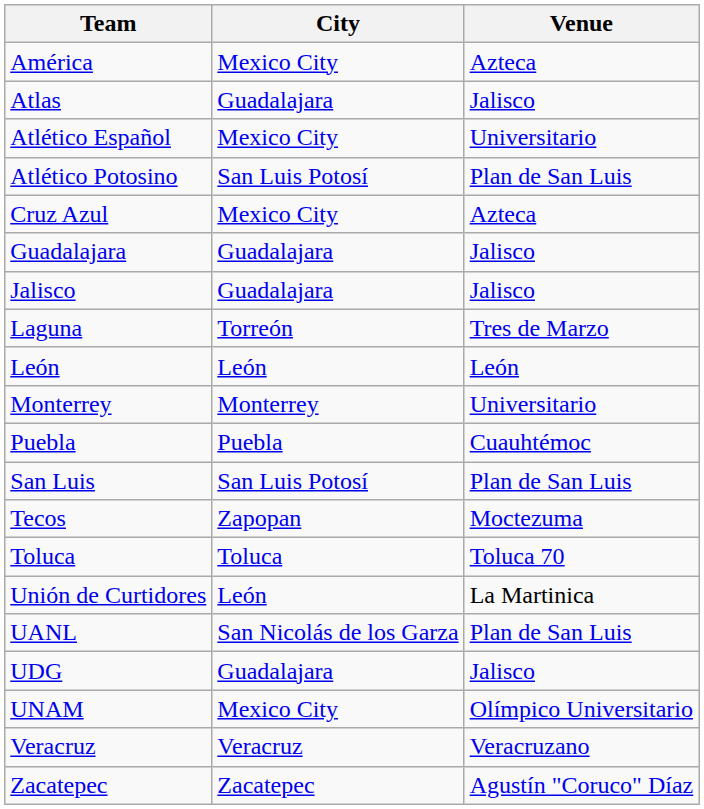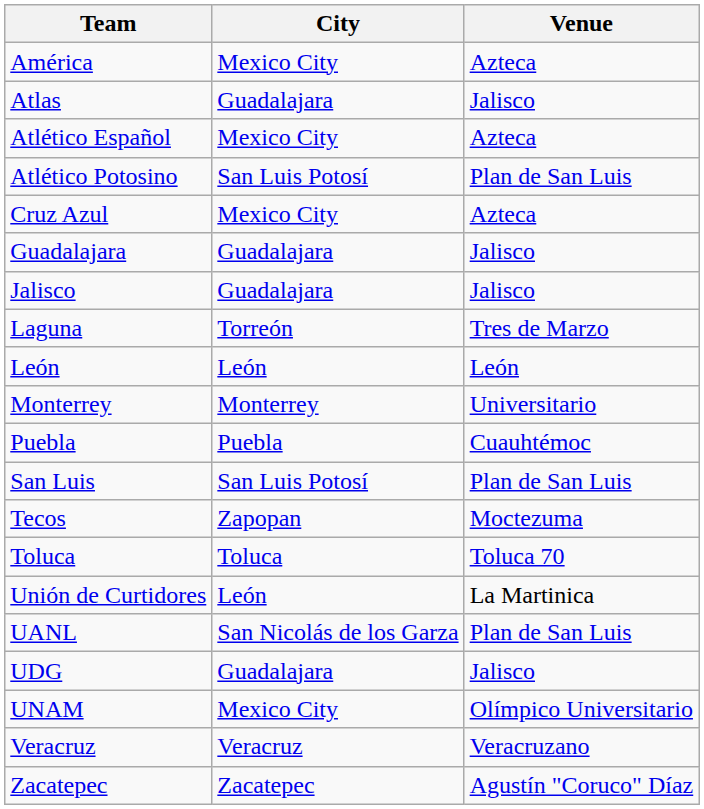(533, 137) Universitario -> (503, 137) Azteca
